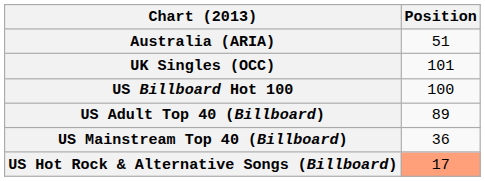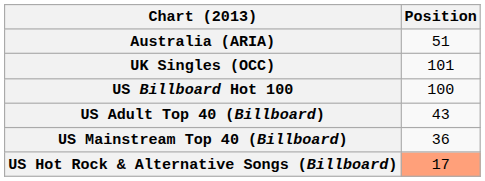(441, 115) 89 -> (441, 115) 43
